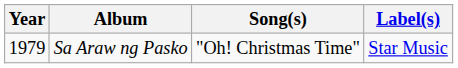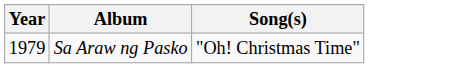- column: (408, 18)
